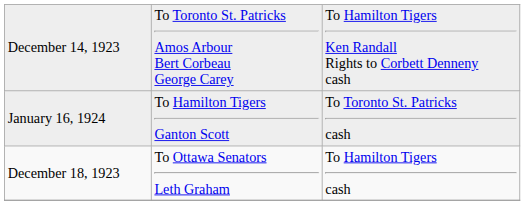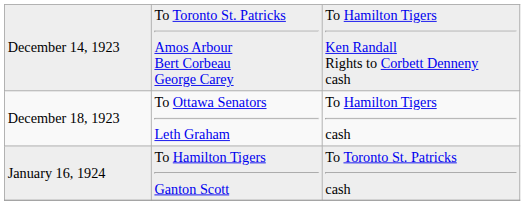rows swapped: (64, 173) <-> (57, 118)
